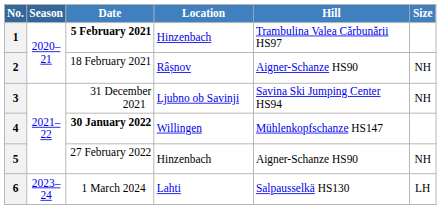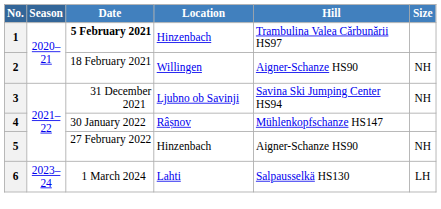(174, 67) Râșnov -> (179, 67) Willingen
(111, 128) bold -> (111, 122) normal
(179, 128) Willingen -> (174, 122) Râșnov
